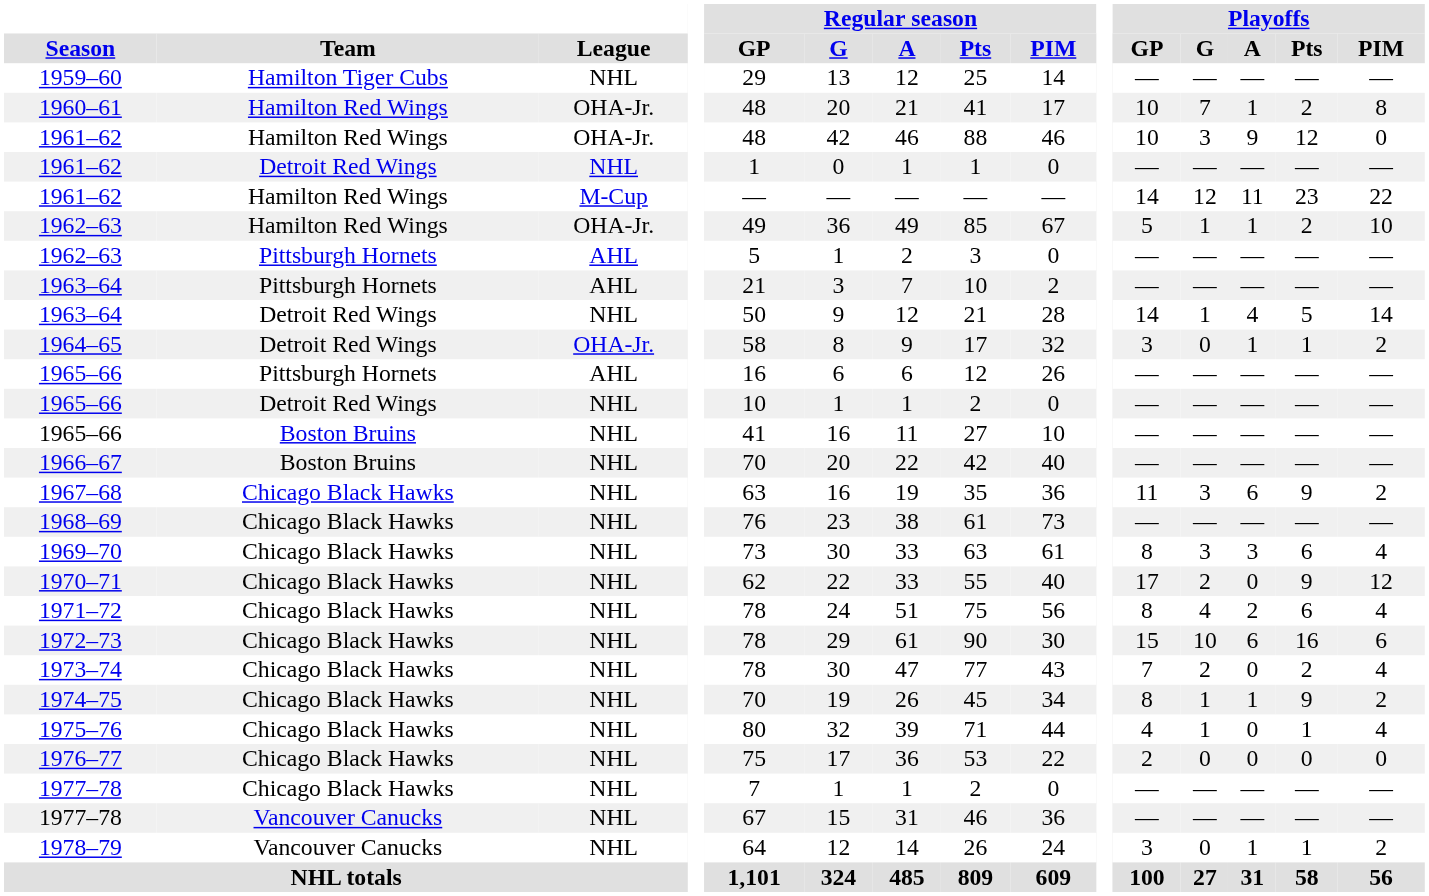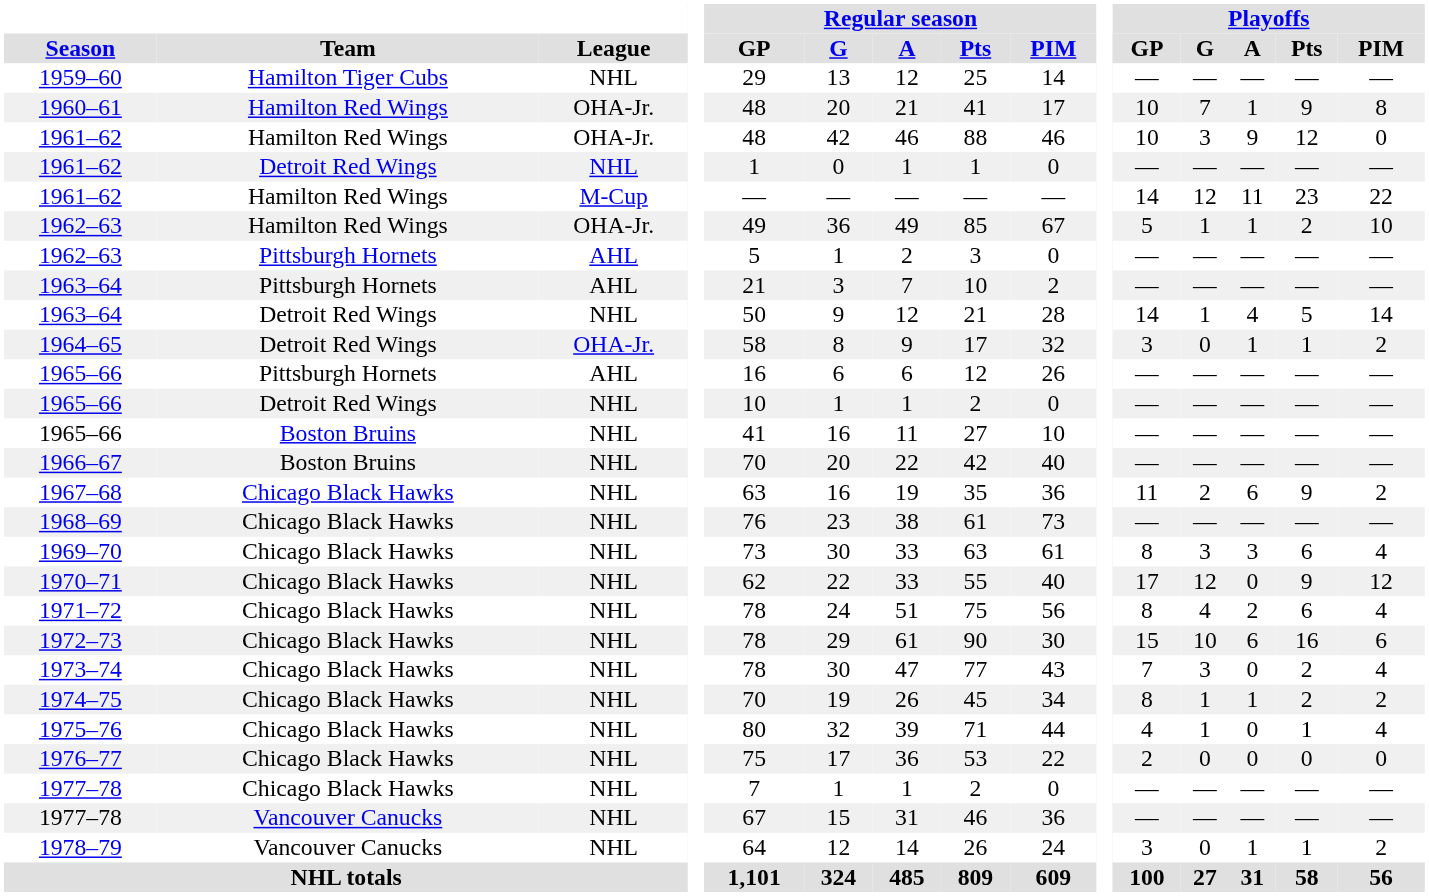(1307, 107) 2 -> (1307, 107) 9
(1205, 492) 3 -> (1205, 492) 2
(1205, 580) 2 -> (1205, 580) 12
(1205, 669) 2 -> (1205, 669) 3
(1307, 699) 9 -> (1307, 699) 2
